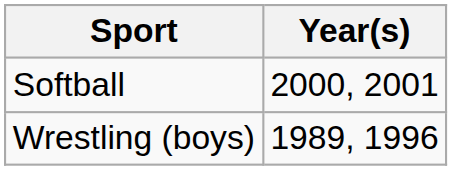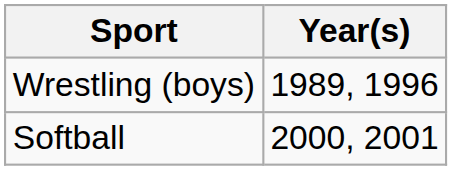rows swapped: (69, 84) <-> (134, 137)
